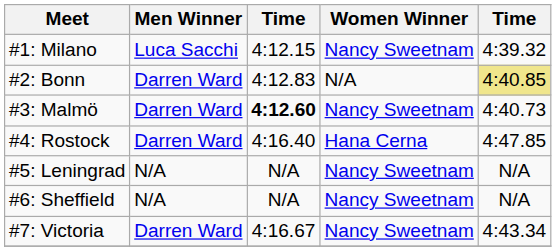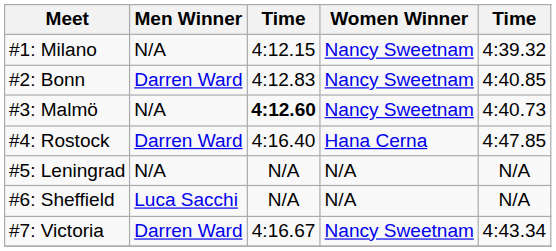(186, 49) Luca Sacchi -> (150, 49) N/A
(340, 79) N/A -> (399, 79) Nancy Sweetnam
(514, 79) khaki background -> (514, 79) no background
(188, 110) Darren Ward -> (150, 110) N/A
(399, 170) Nancy Sweetnam -> (340, 170) N/A
(150, 200) N/A -> (186, 200) Luca Sacchi
(399, 200) Nancy Sweetnam -> (340, 200) N/A
